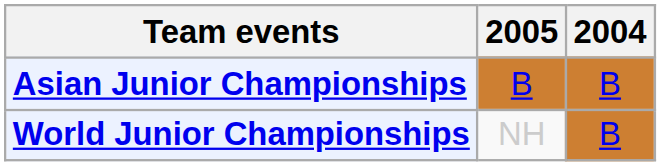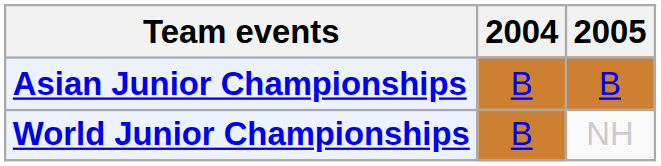columns swapped: (610, 31) <-> (522, 31)
